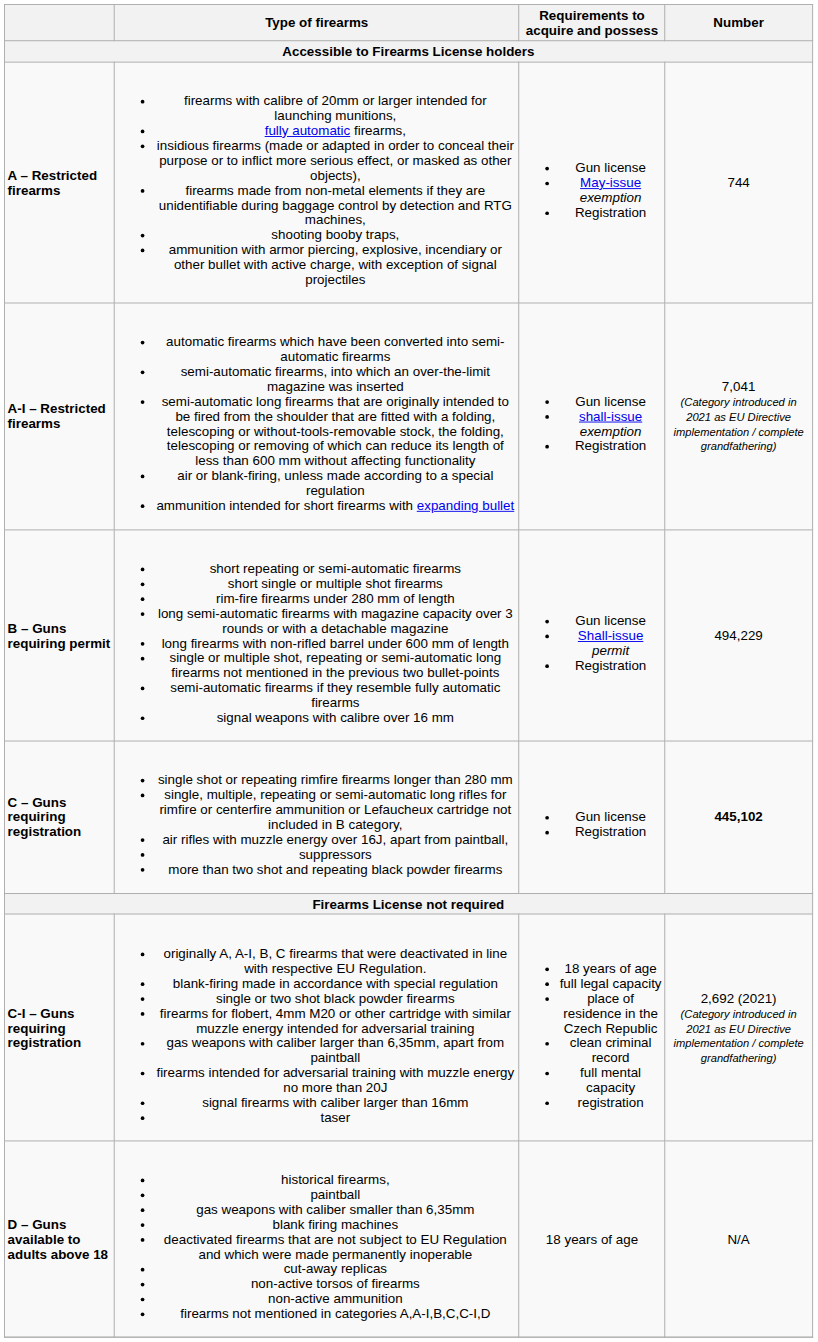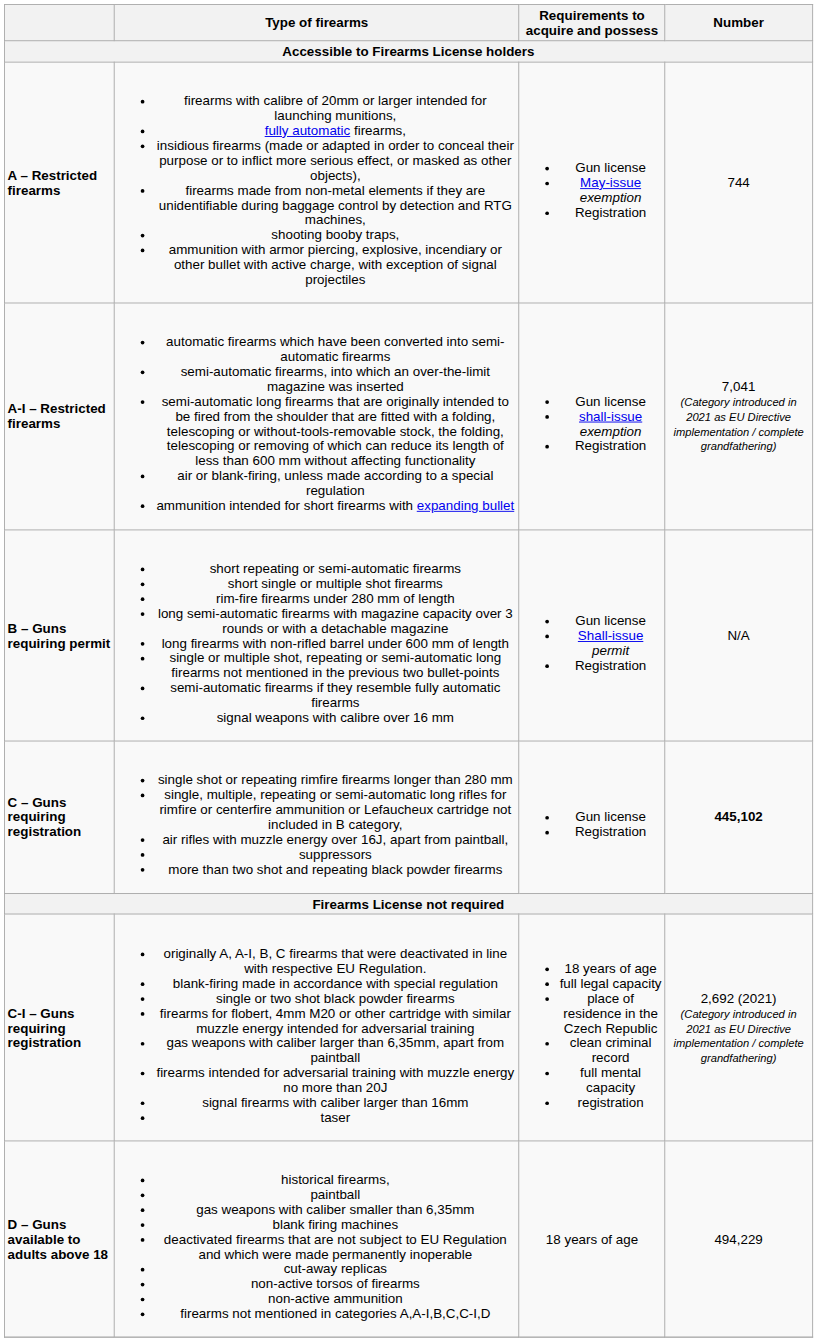(739, 636) 494,229 -> (739, 636) N/A
(739, 1240) N/A -> (739, 1240) 494,229
